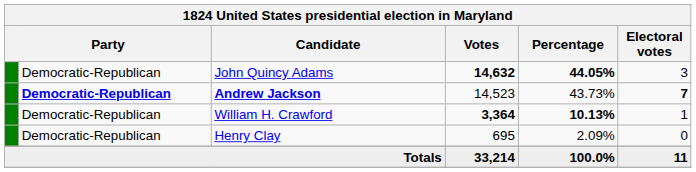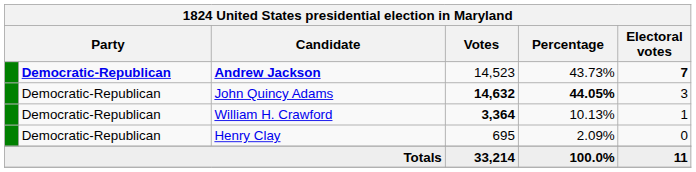rows swapped: (268, 94) <-> (274, 73)
(592, 115) bold -> (592, 115) normal
